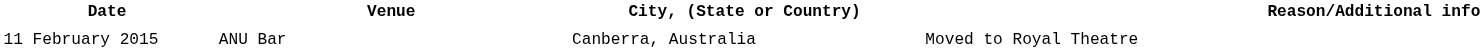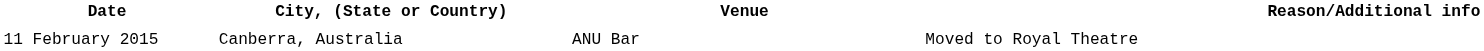columns swapped: (745, 12) <-> (391, 12)
